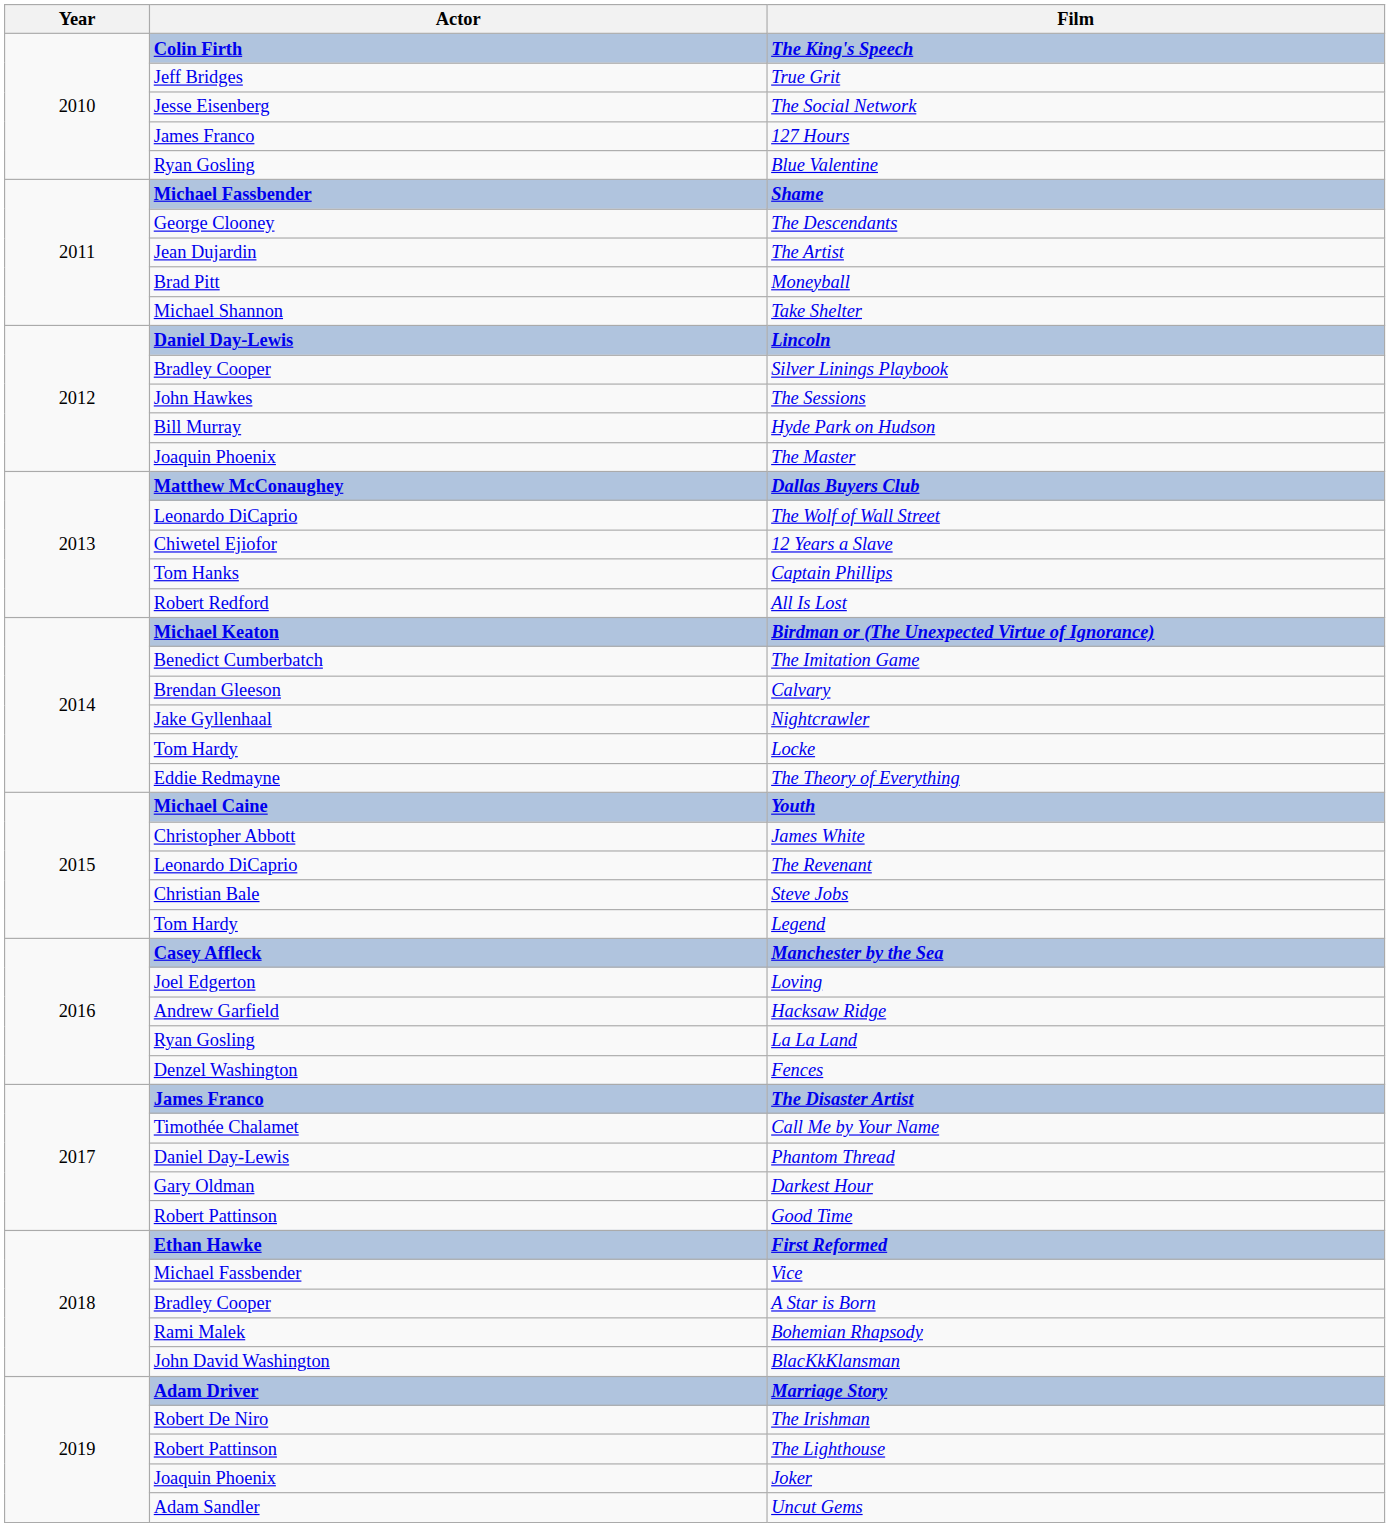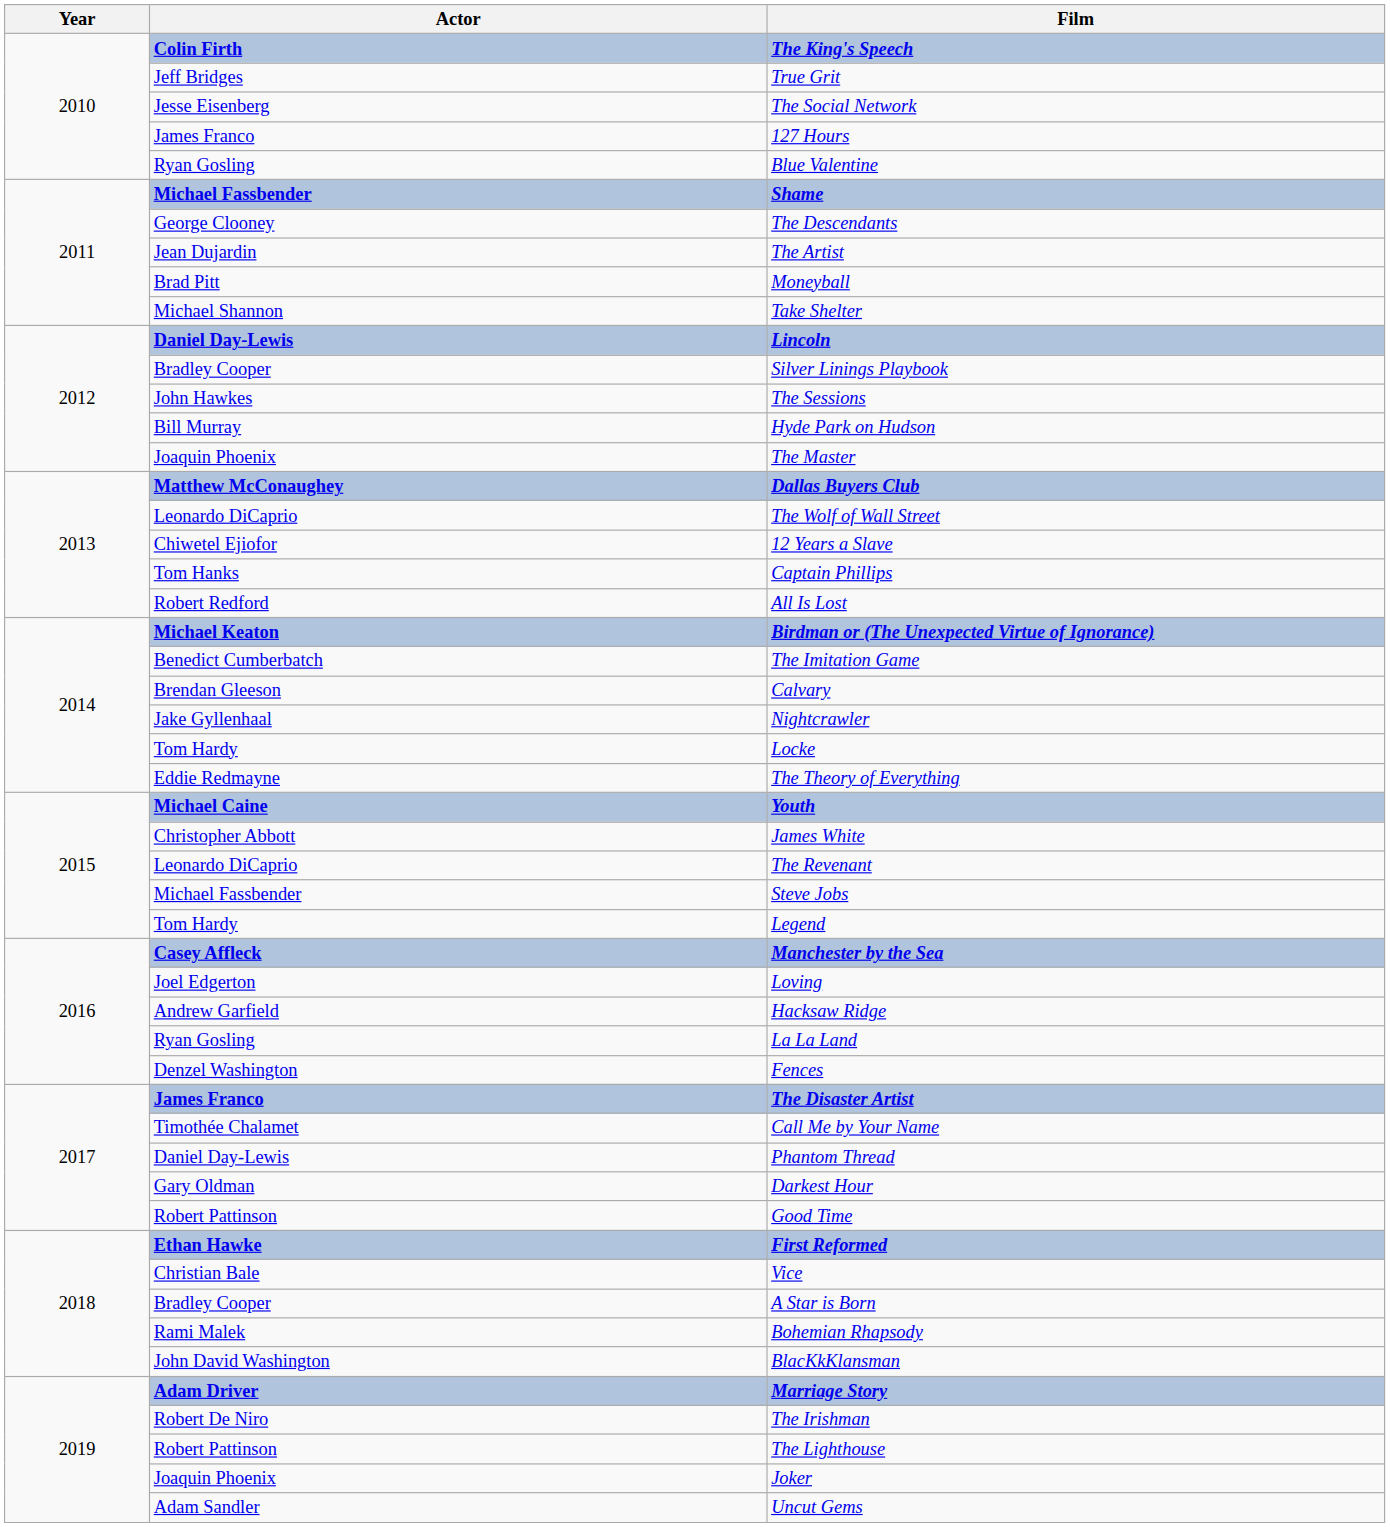(207, 894) Christian Bale -> (228, 894) Michael Fassbender
(228, 1273) Michael Fassbender -> (207, 1273) Christian Bale
